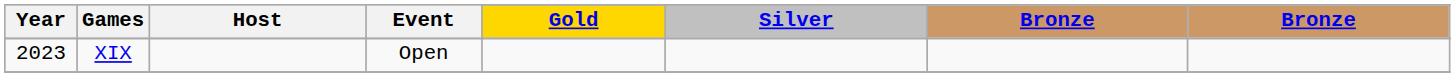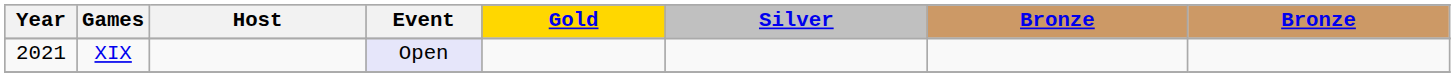(41, 55) 2023 -> (41, 55) 2021
(424, 55) no background -> (424, 55) lavender background
